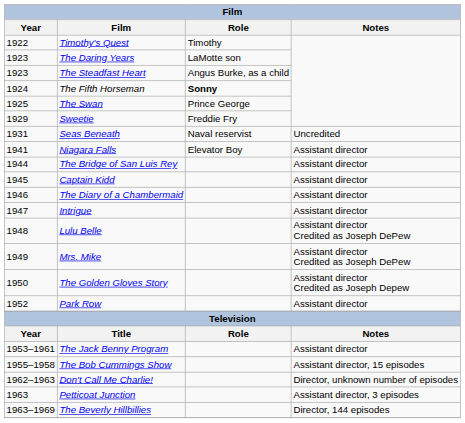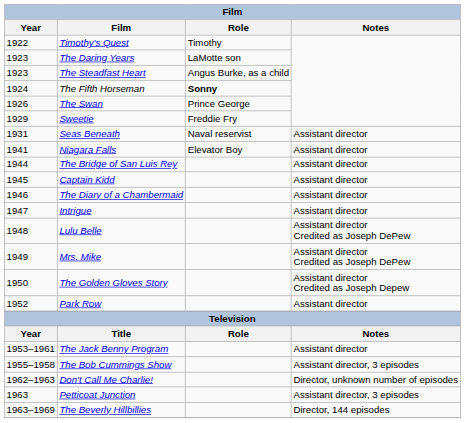(17, 104) 1925 -> (17, 104) 1926
(317, 134) Uncredited -> (330, 134) Assistant director
(359, 365) Assistant director, 15 episodes -> (356, 365) Assistant director, 3 episodes
